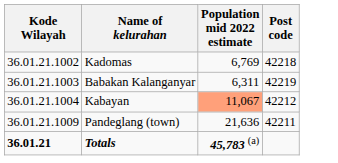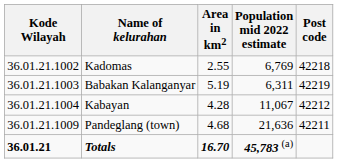+ column: (215, 30)
(242, 101) lightsalmon background -> (276, 105) no background
